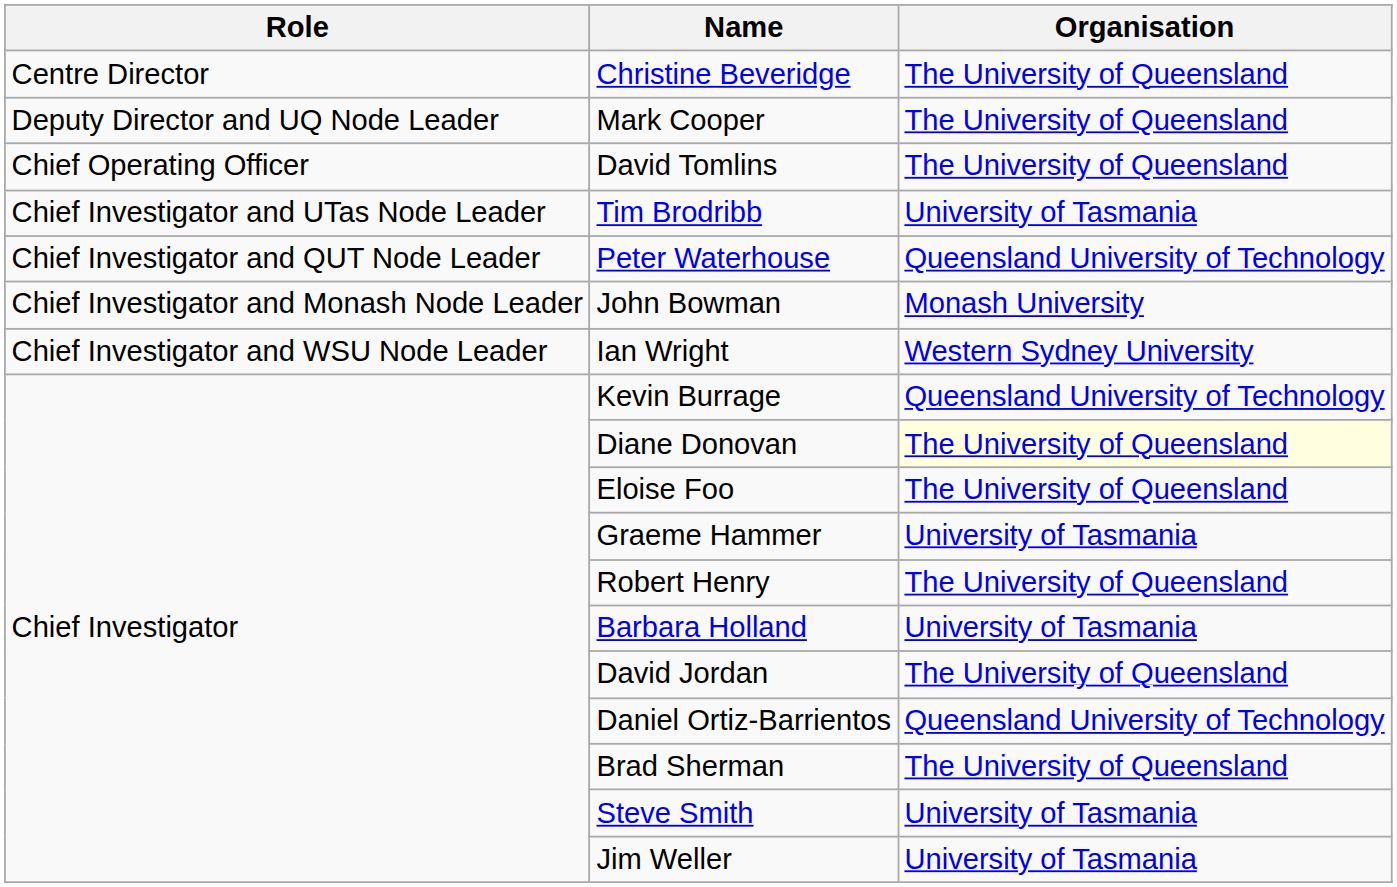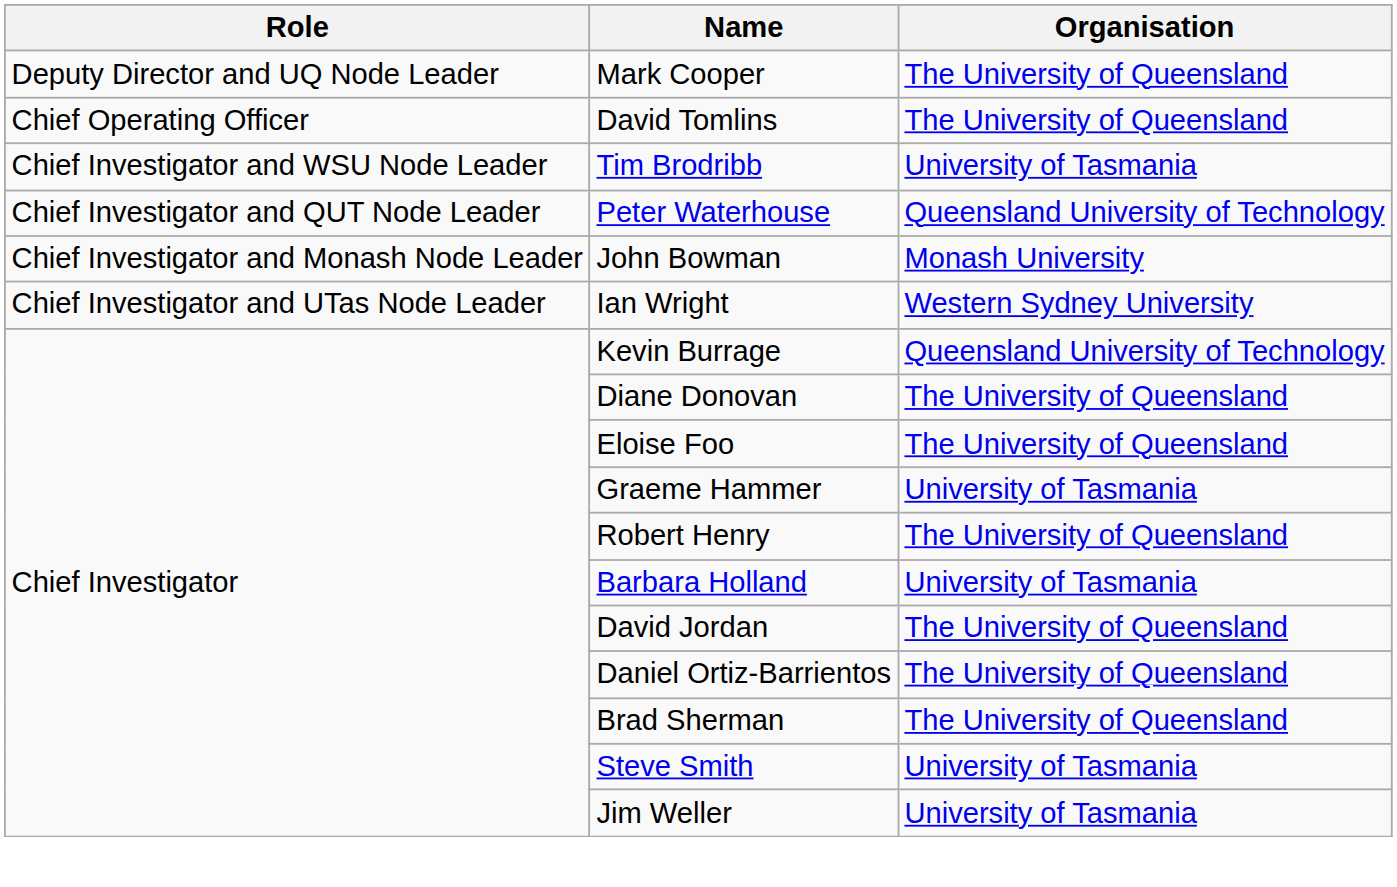- row: (724, 73)
(279, 212) Chief Investigator and UTas Node Leader -> (280, 166) Chief Investigator and WSU Node Leader
(280, 350) Chief Investigator and WSU Node Leader -> (279, 304) Chief Investigator and UTas Node Leader
(1096, 443) lightyellow background -> (1096, 397) no background
(1145, 720) Queensland University of Technology -> (1096, 674) The University of Queensland
